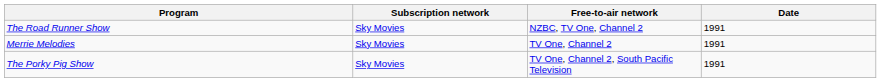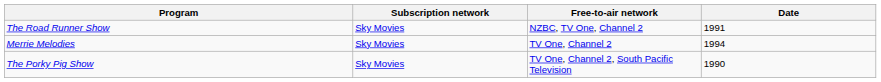(714, 43) 1991 -> (714, 43) 1994
(714, 64) 1991 -> (714, 64) 1990
